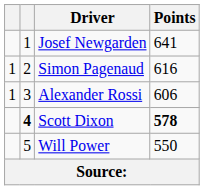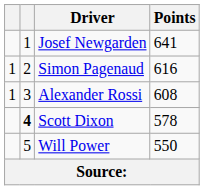(166, 95) 606 -> (166, 95) 608
(166, 120) bold -> (166, 120) normal
